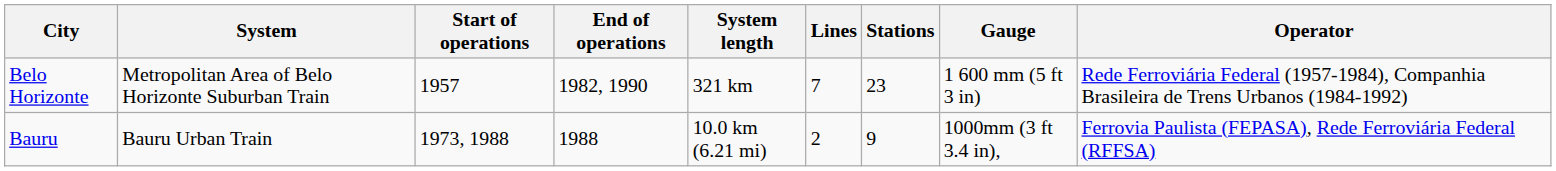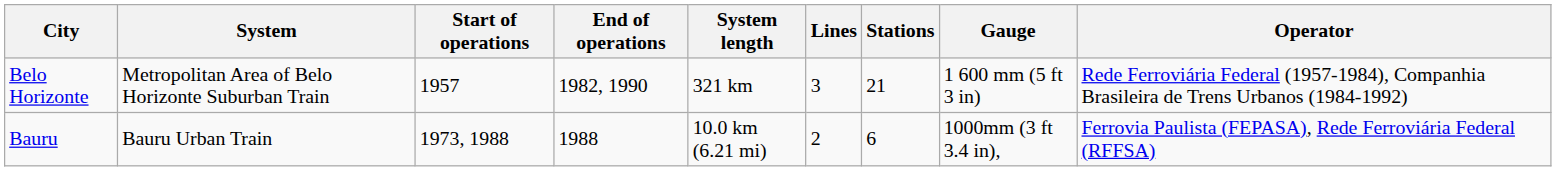(816, 85) 7 -> (816, 85) 3
(876, 85) 23 -> (876, 85) 21
(871, 138) 9 -> (871, 138) 6
